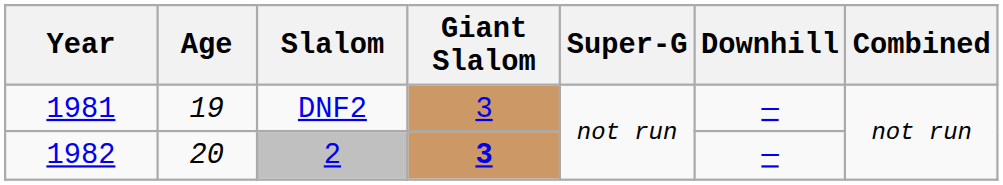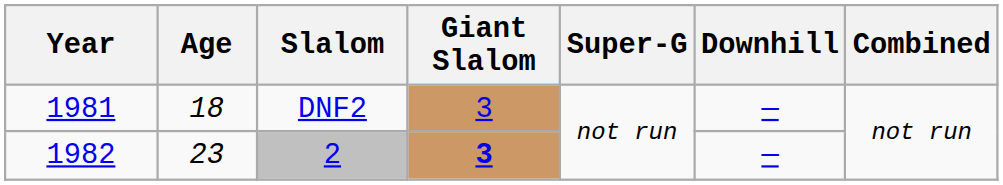(207, 108) 19 -> (207, 108) 18
(207, 155) 20 -> (207, 155) 23
